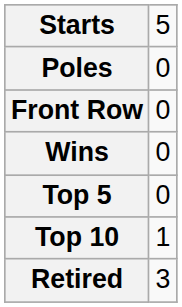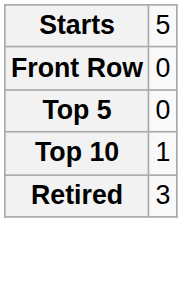- row: (77, 68)
- row: (77, 152)
